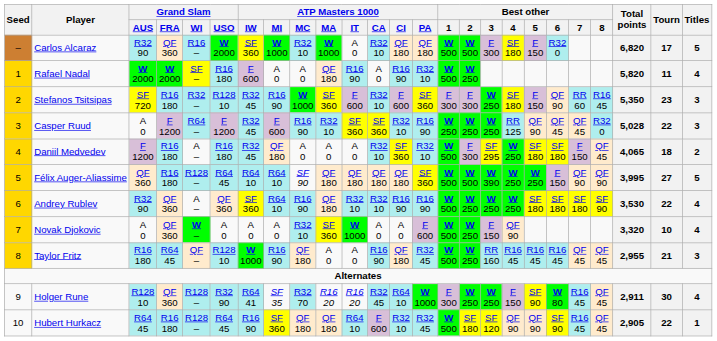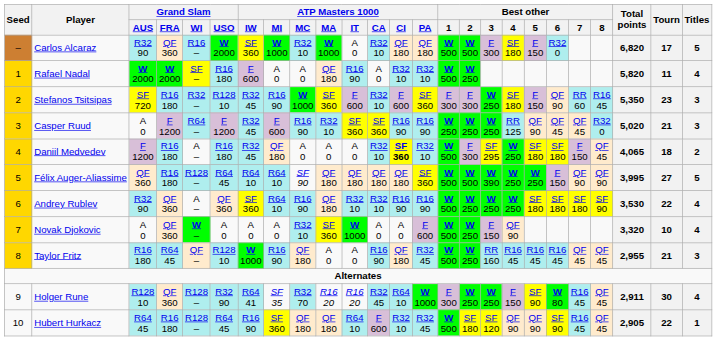(401, 74) R16 90 -> (401, 74) R32 10
(401, 126) R32 10 -> (401, 126) R16 90
(632, 126) 5,028 -> (632, 126) 5,020
(667, 126) 22 -> (667, 126) 21
(401, 152) normal -> (401, 152) bold
